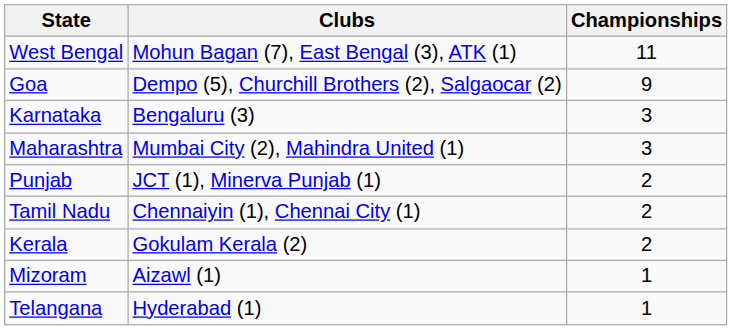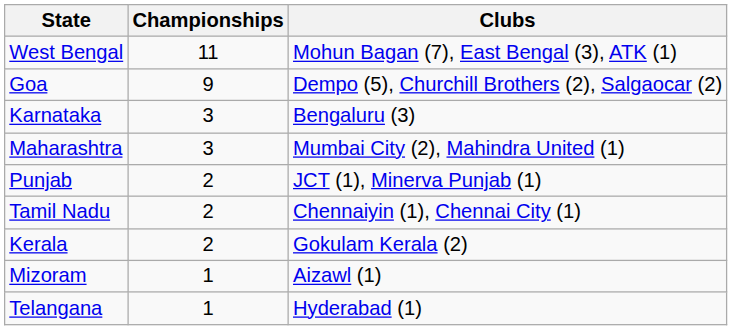columns swapped: (647, 20) <-> (347, 20)
